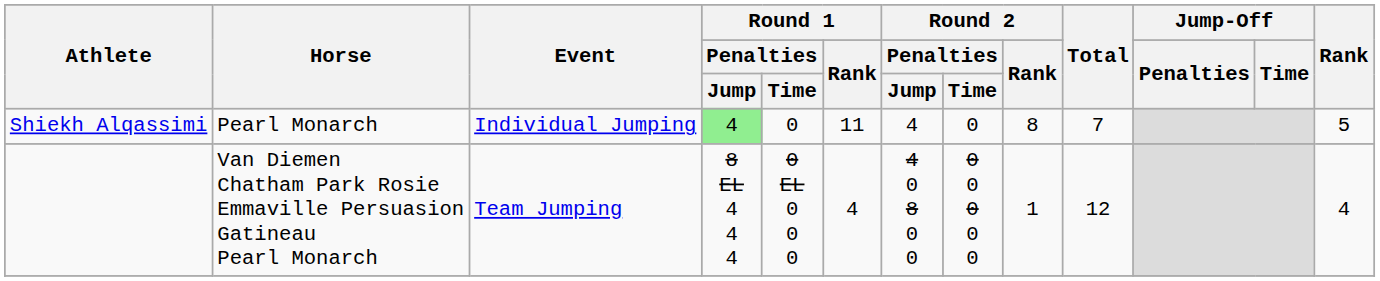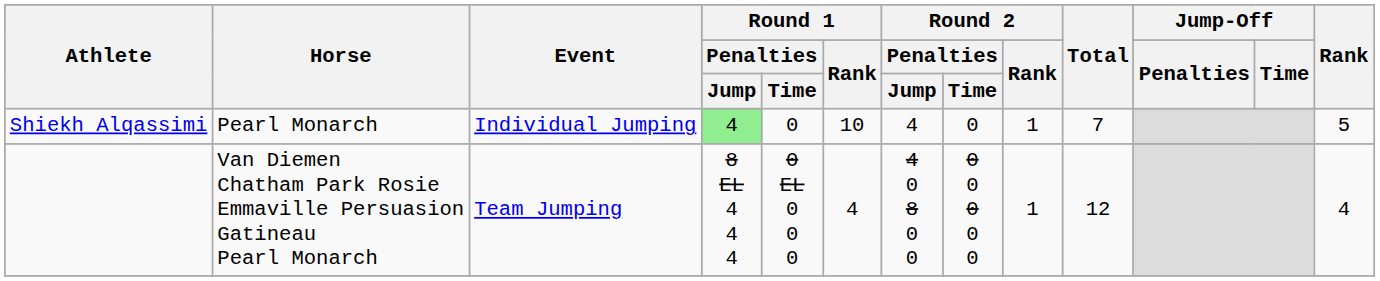(852, 126) 11 -> (852, 126) 10
(1032, 126) 8 -> (1032, 126) 1
